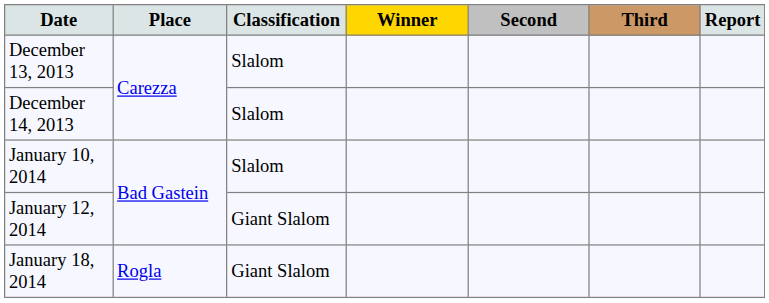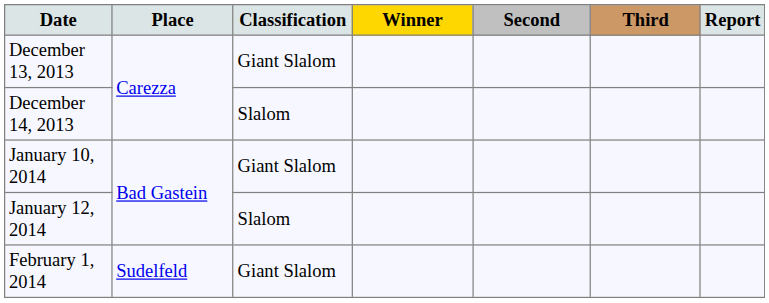(258, 61) Slalom -> (287, 61) Giant Slalom
(258, 166) Slalom -> (287, 166) Giant Slalom
(280, 218) Giant Slalom -> (264, 218) Slalom
- row: (52, 271)
+ row: (52, 271)
